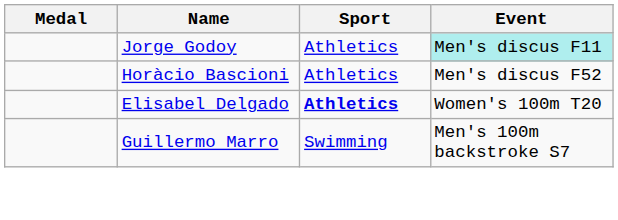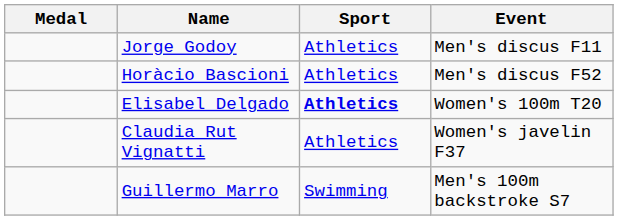(518, 47) paleturquoise background -> (518, 47) no background
+ row: (179, 142)
